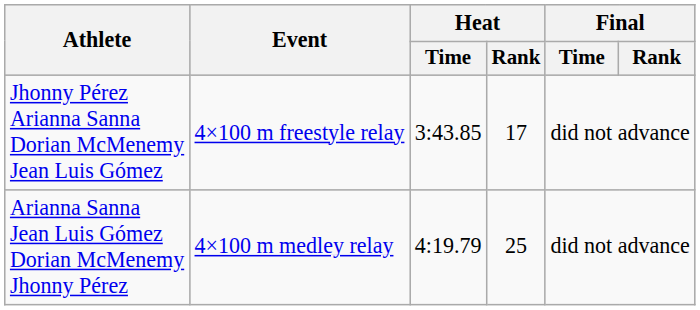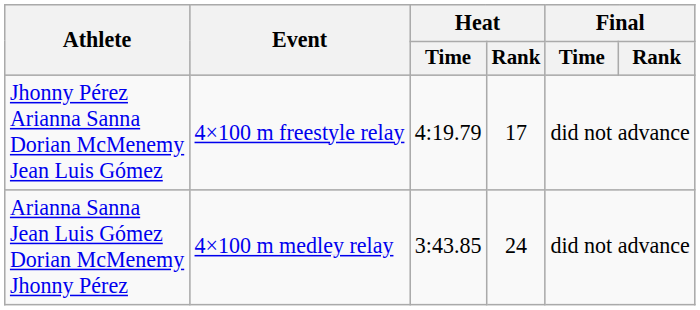(448, 132) 3:43.85 -> (448, 132) 4:19.79
(448, 247) 4:19.79 -> (448, 247) 3:43.85
(516, 247) 25 -> (516, 247) 24
